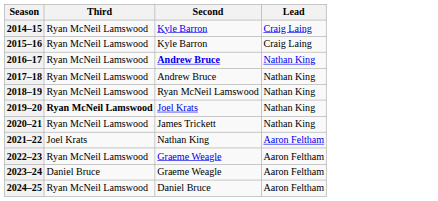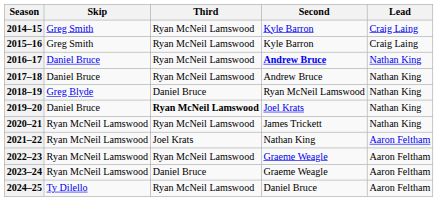+ column: (97, 12)
(97, 92) Ryan McNeil Lamswood -> (179, 92) Daniel Bruce
